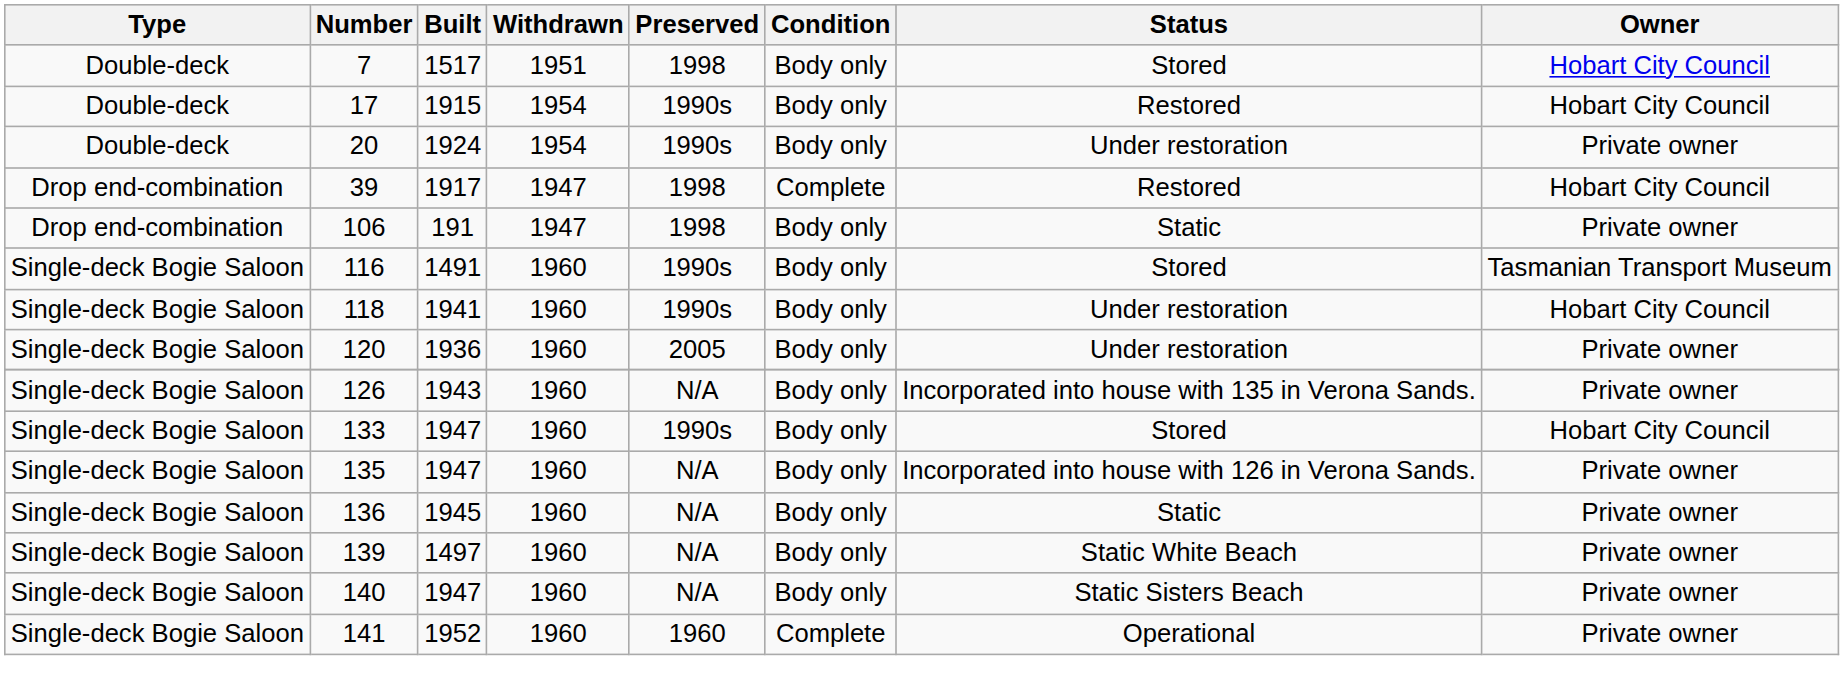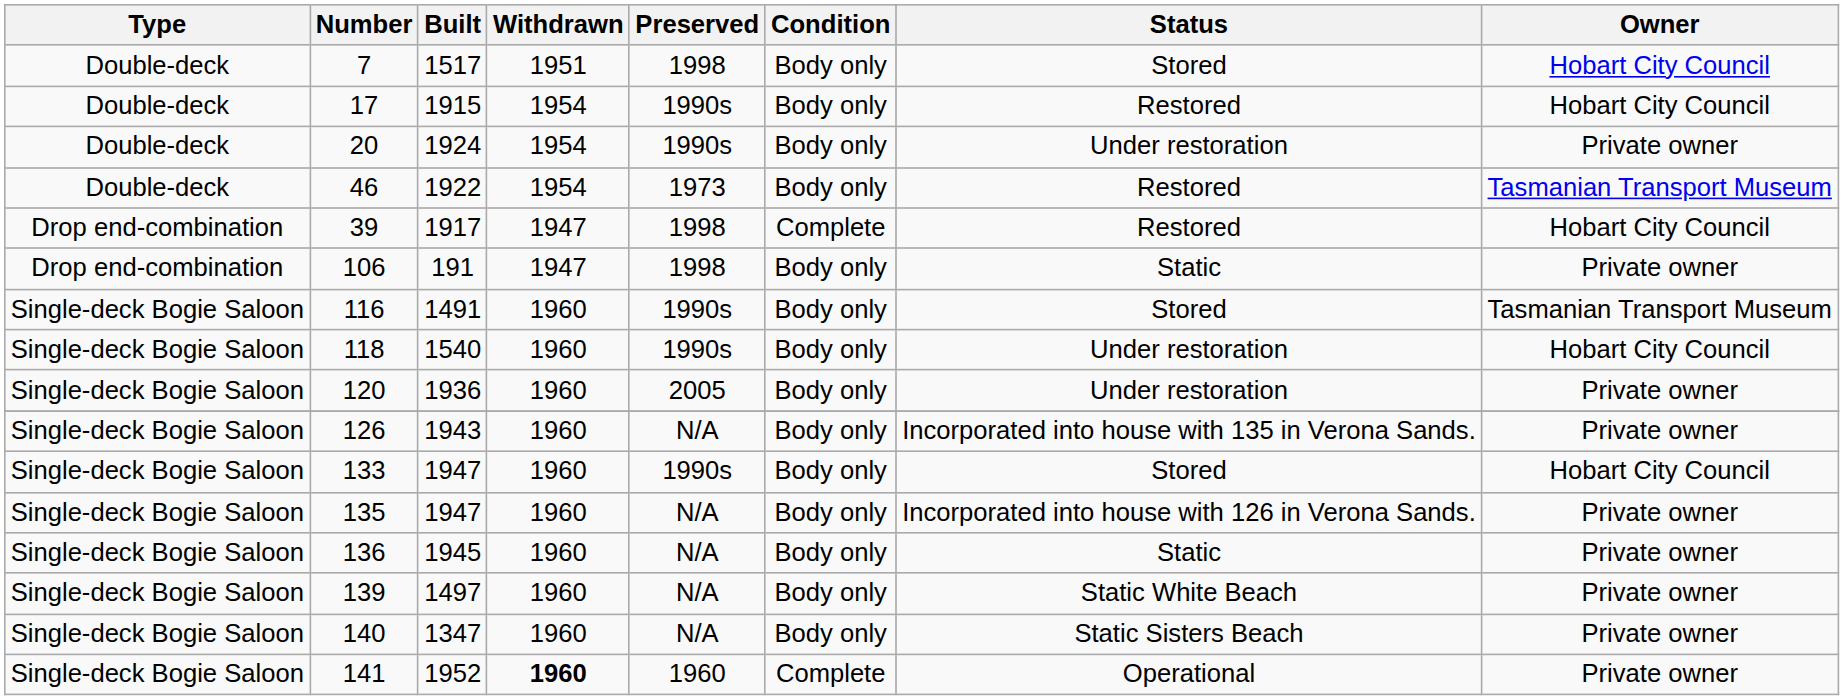+ row: (364, 187)
(453, 308) 1941 -> (453, 349) 1540
(453, 593) 1947 -> (453, 633) 1347
(558, 633) normal -> (558, 674) bold
